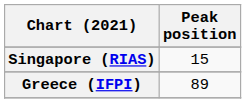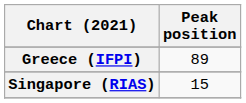rows swapped: (82, 85) <-> (82, 60)
